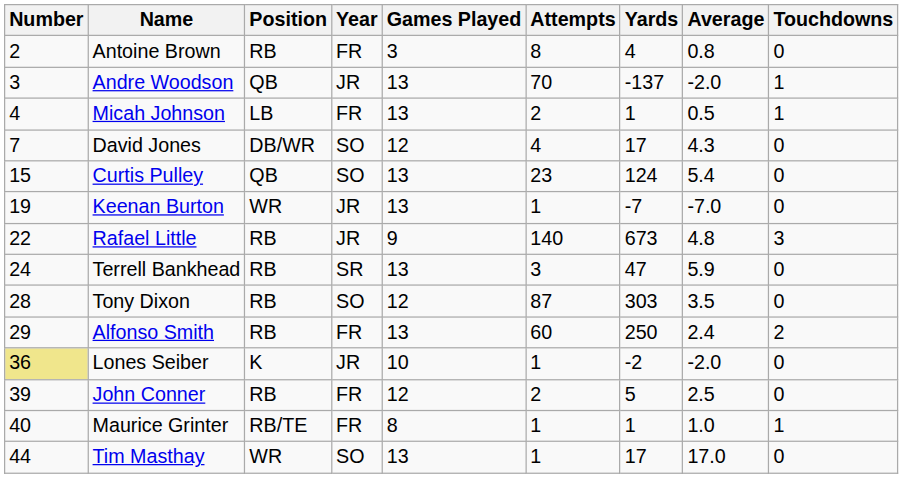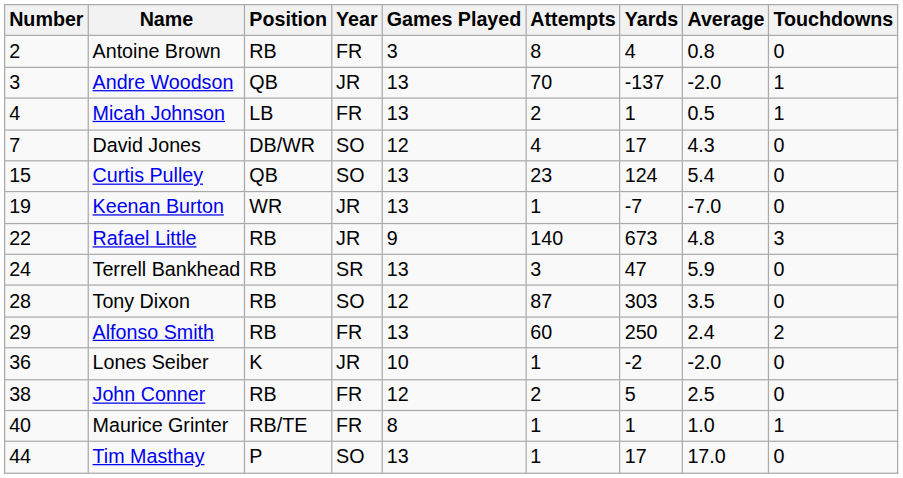(20, 363) khaki background -> (20, 363) no background
(20, 394) 39 -> (20, 394) 38
(266, 457) WR -> (256, 457) P
